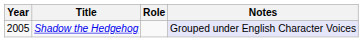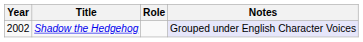(18, 28) 2005 -> (18, 28) 2002
